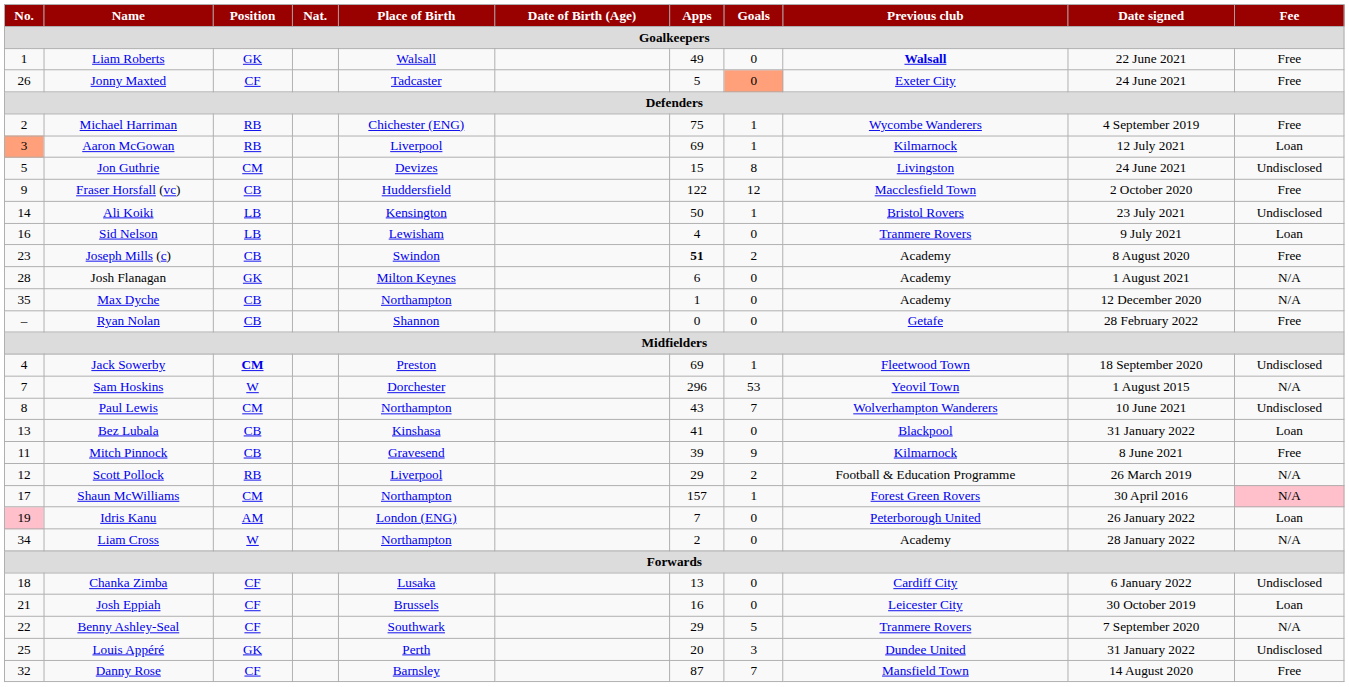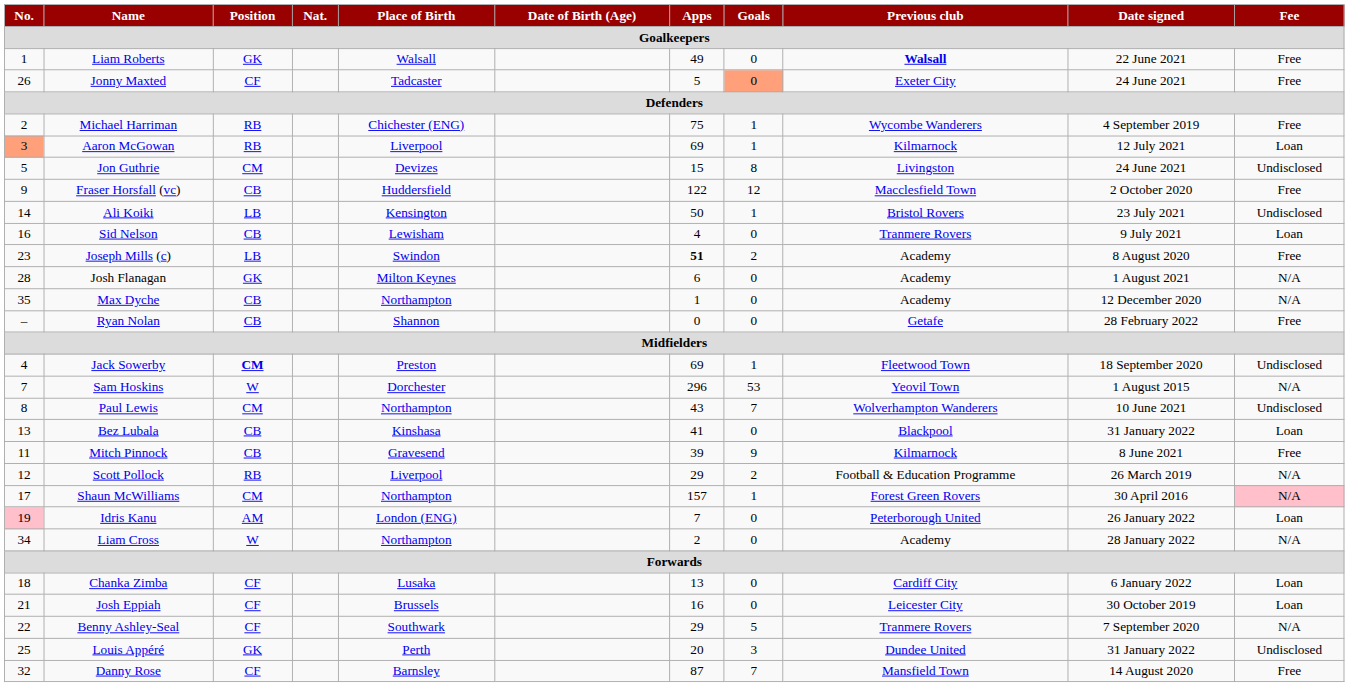(253, 234) LB -> (253, 234) CB
(253, 256) CB -> (253, 256) LB
(1289, 583) Undisclosed -> (1289, 583) Loan
